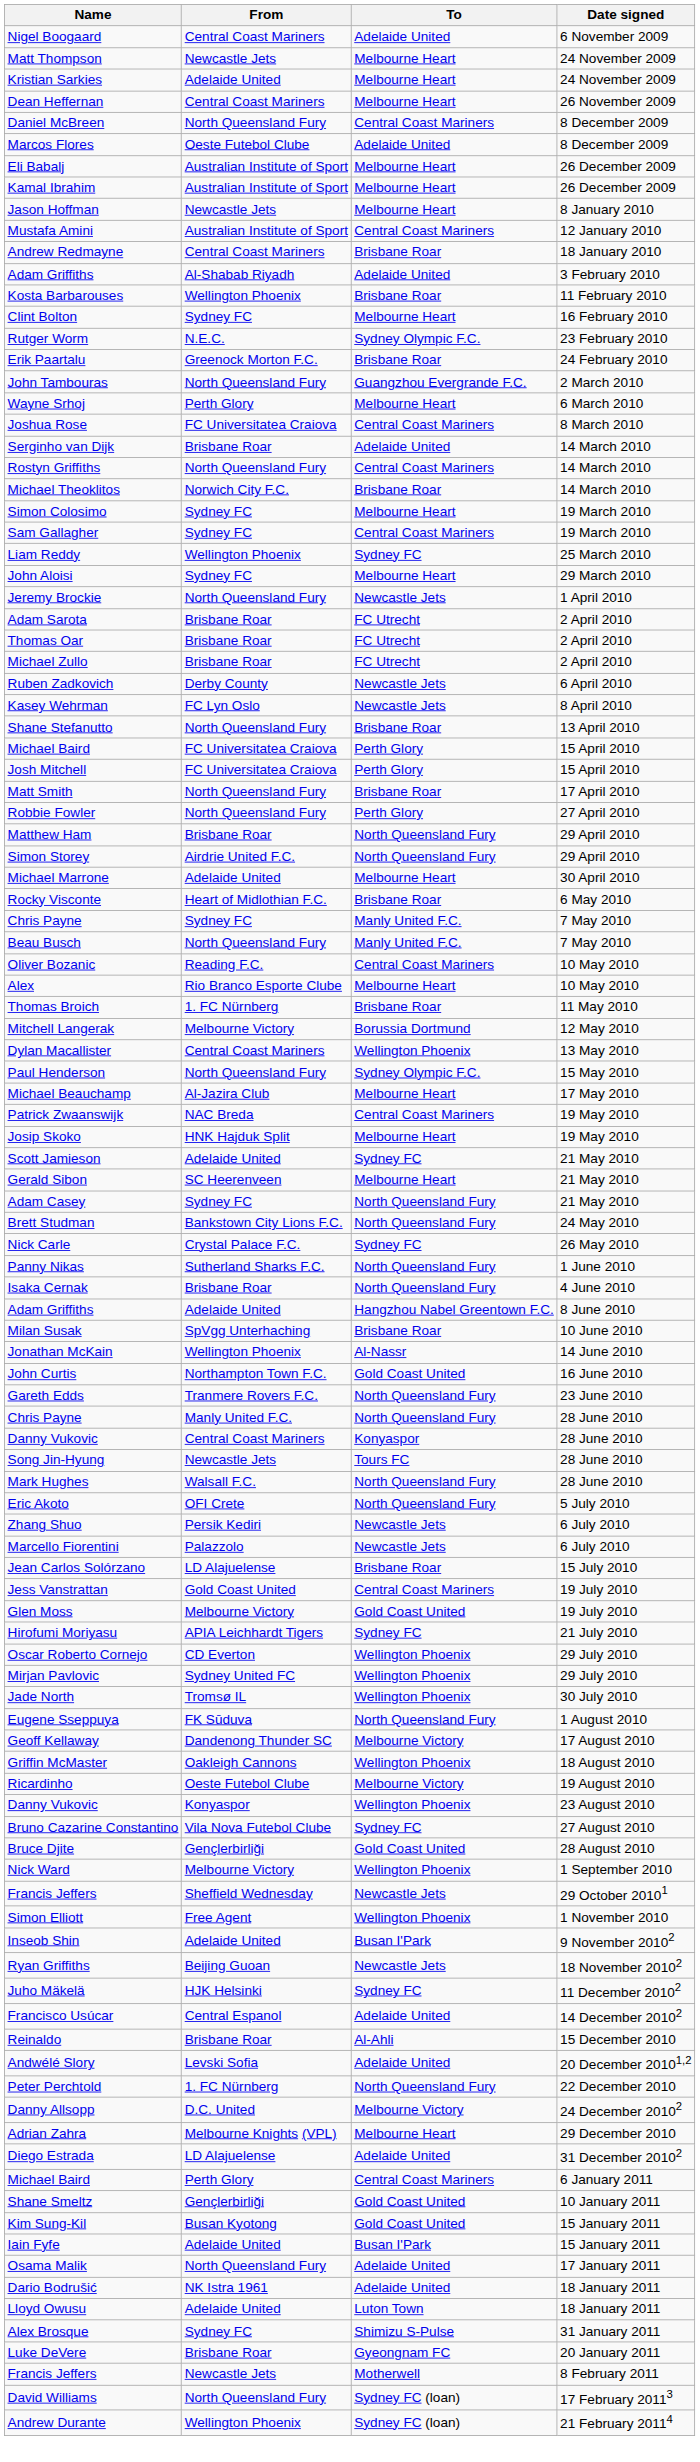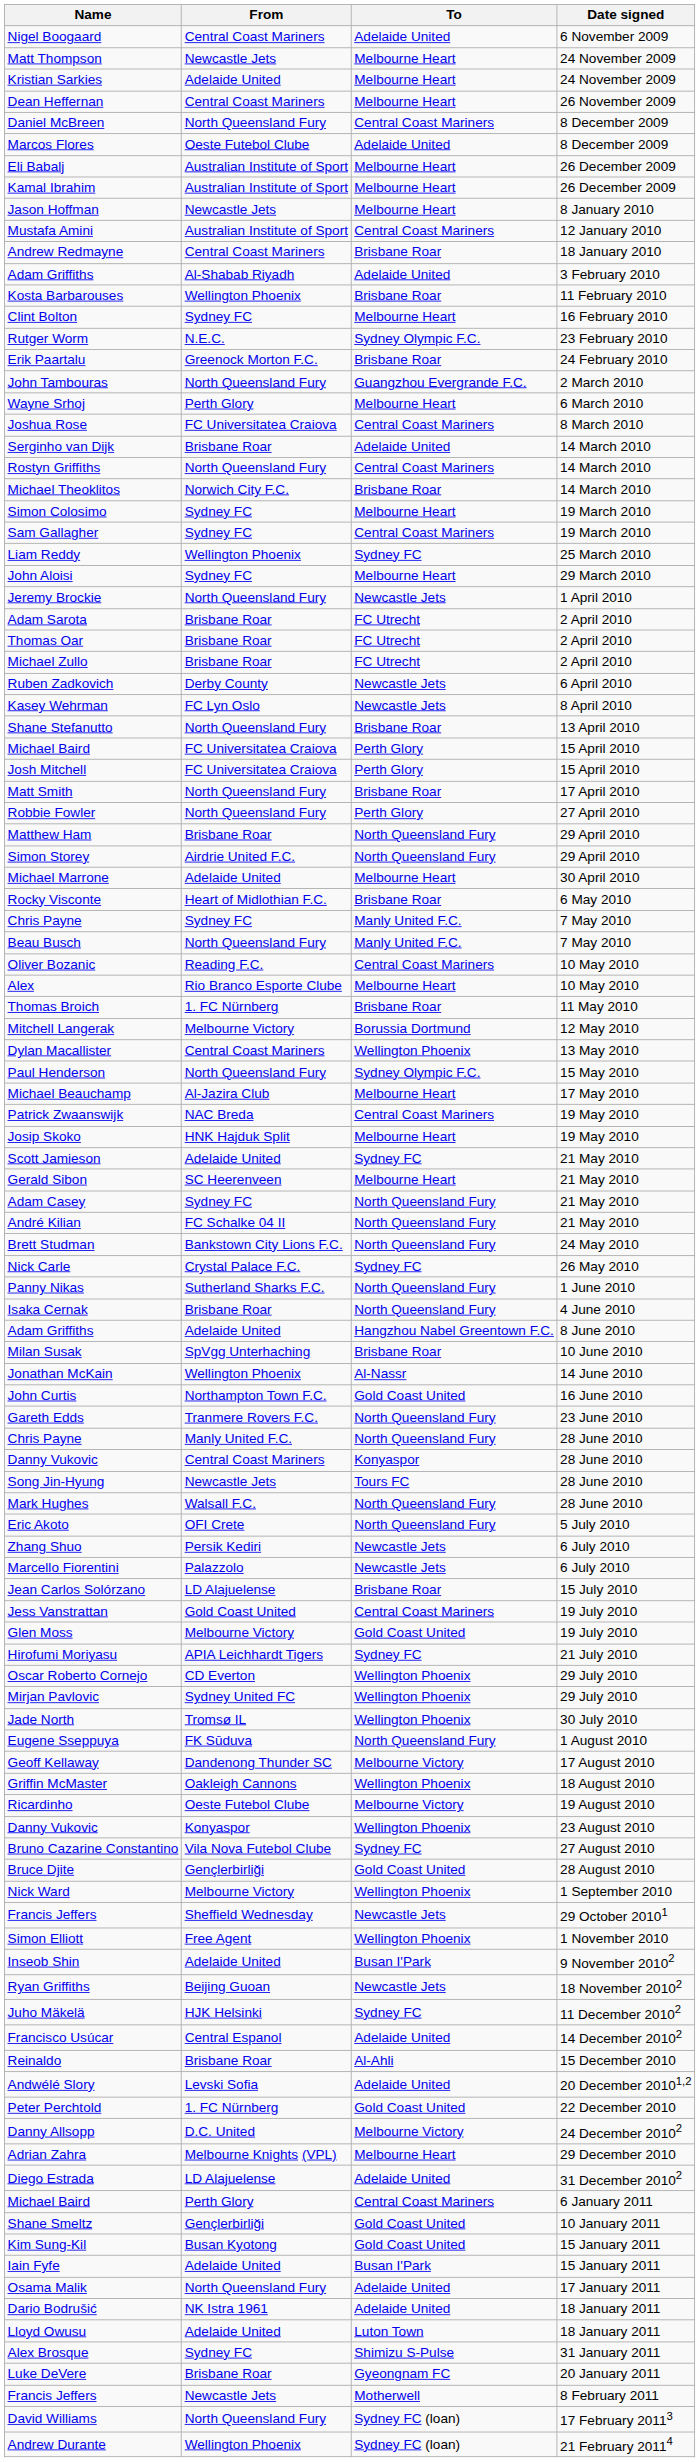+ row: (44, 1223)
(425, 2086) North Queensland Fury -> (410, 2107) Gold Coast United
